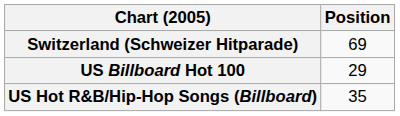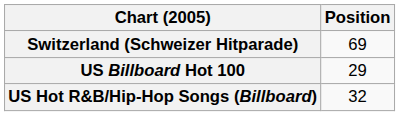(358, 96) 35 -> (358, 96) 32
